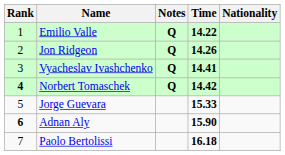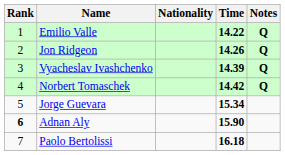columns swapped: (250, 13) <-> (172, 13)
(204, 68) 14.41 -> (231, 68) 14.39
(20, 86) bold -> (20, 86) normal
(204, 104) 15.33 -> (231, 104) 15.34
